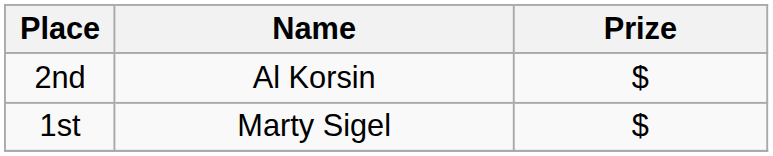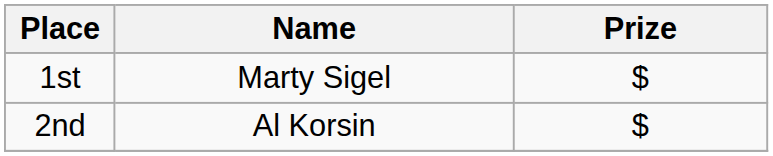rows swapped: (60, 126) <-> (60, 77)
